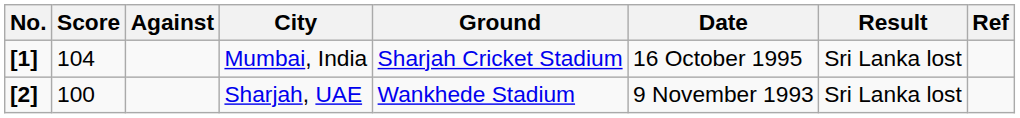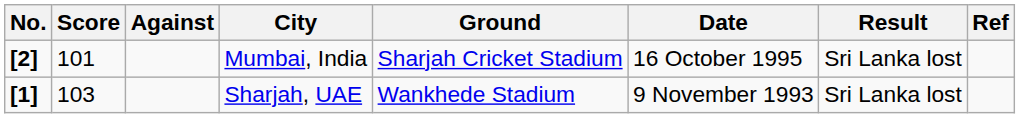(24, 58) [1] -> (24, 58) [2]
(76, 58) 104 -> (76, 58) 101
(24, 94) [2] -> (24, 94) [1]
(76, 94) 100 -> (76, 94) 103
